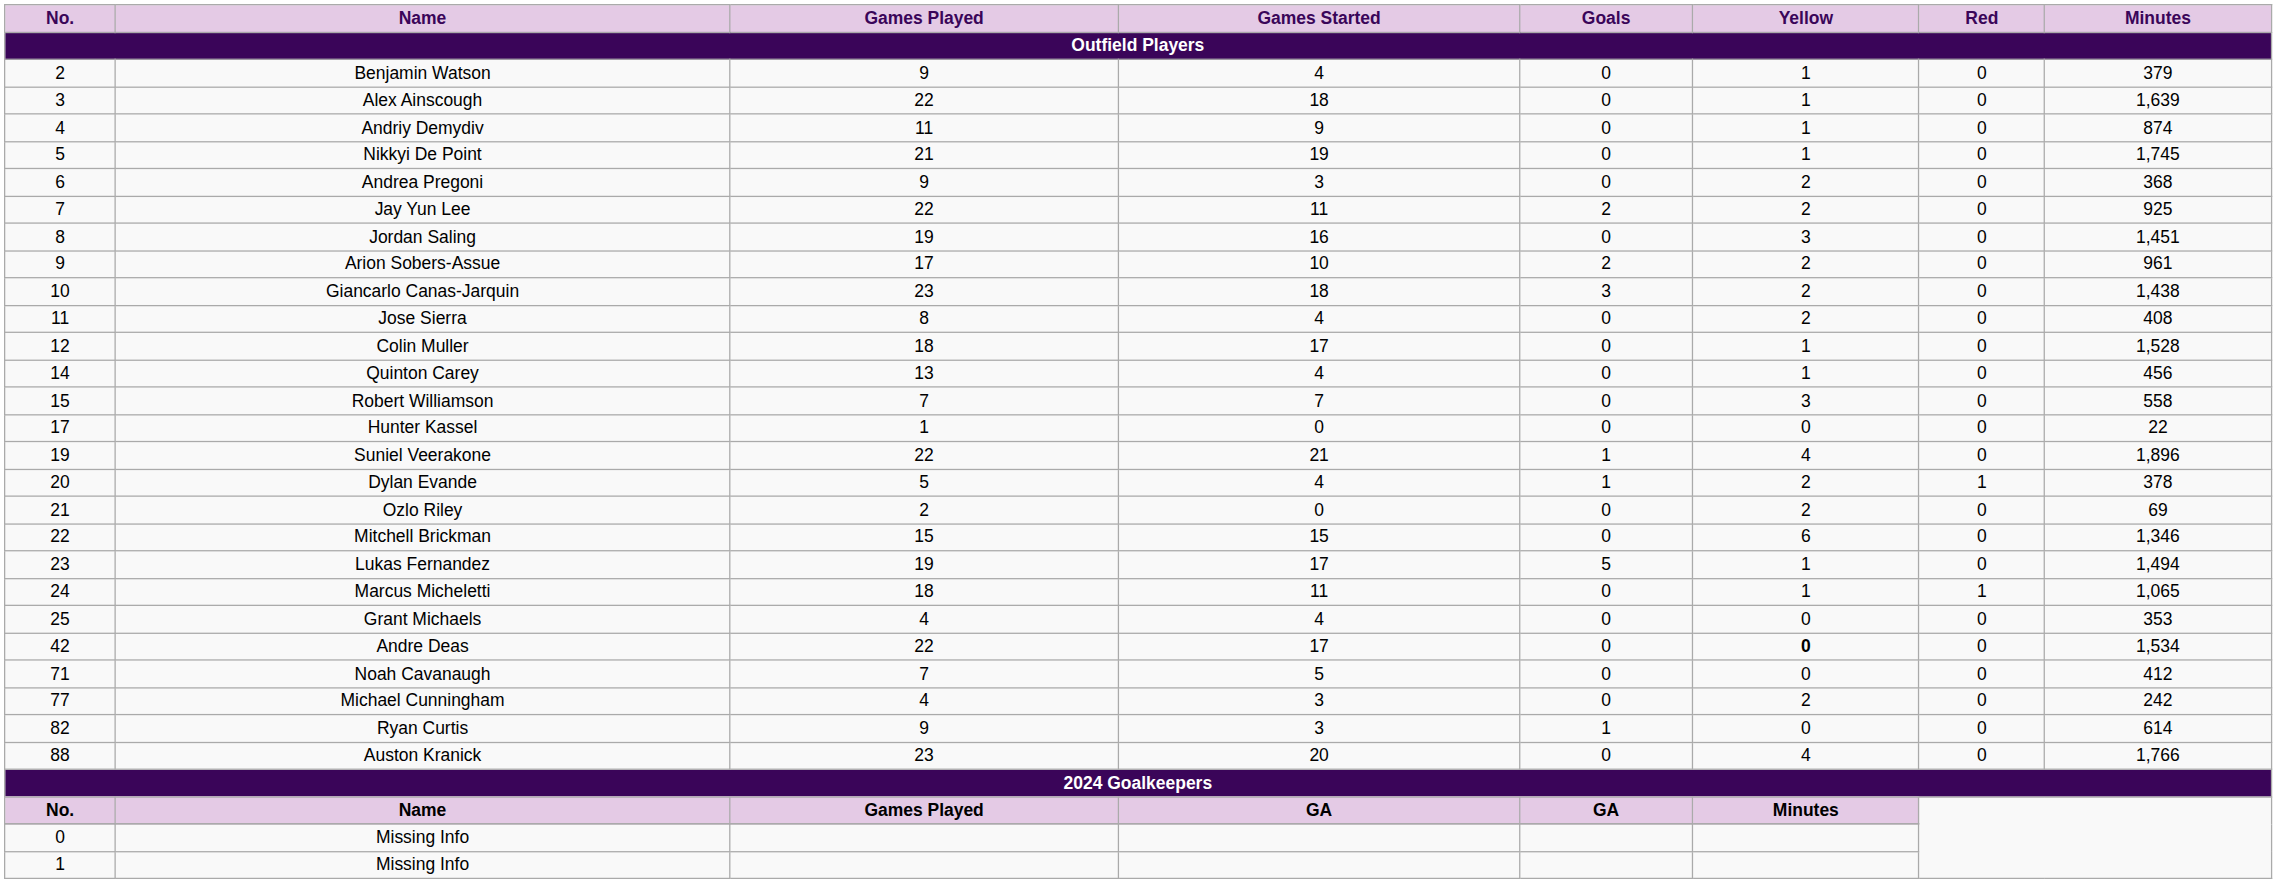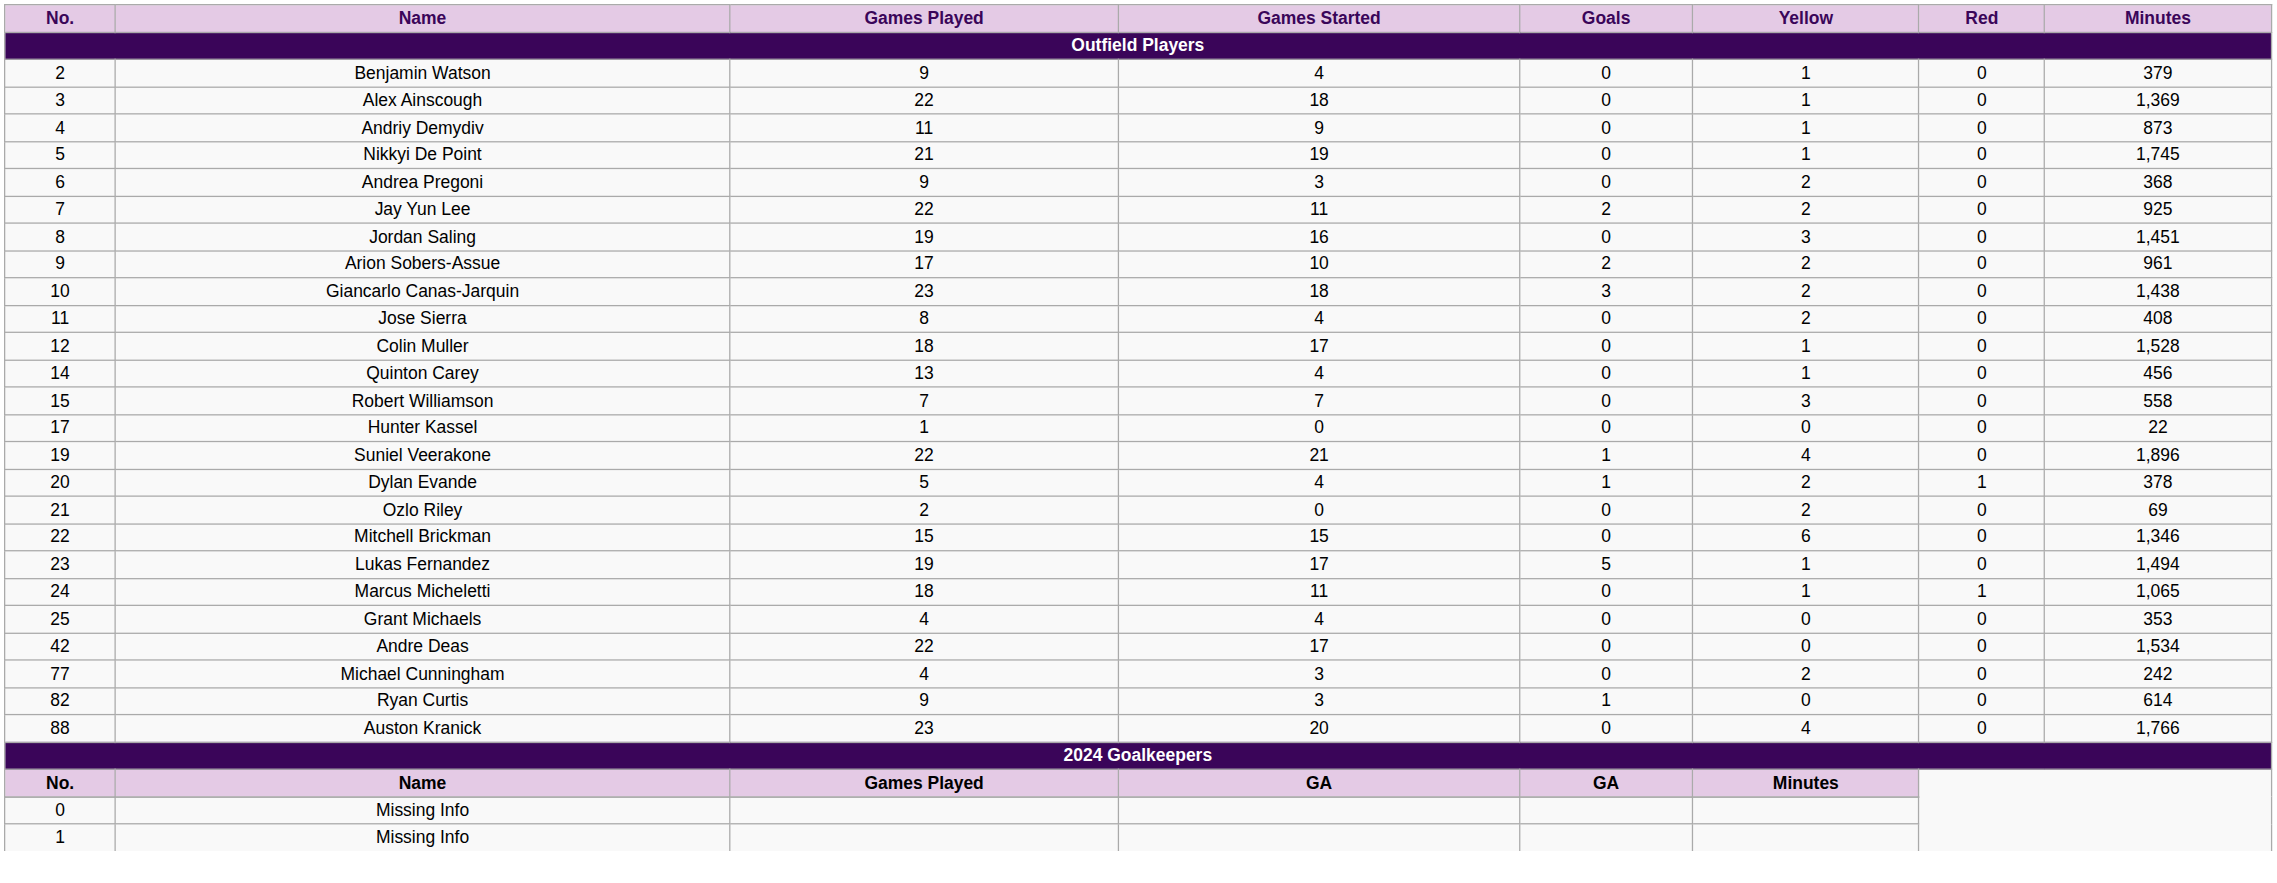(2158, 100) 1,639 -> (2158, 100) 1,369
(2158, 127) 874 -> (2158, 127) 873
(1806, 646) bold -> (1806, 646) normal
- row: (60, 673)
